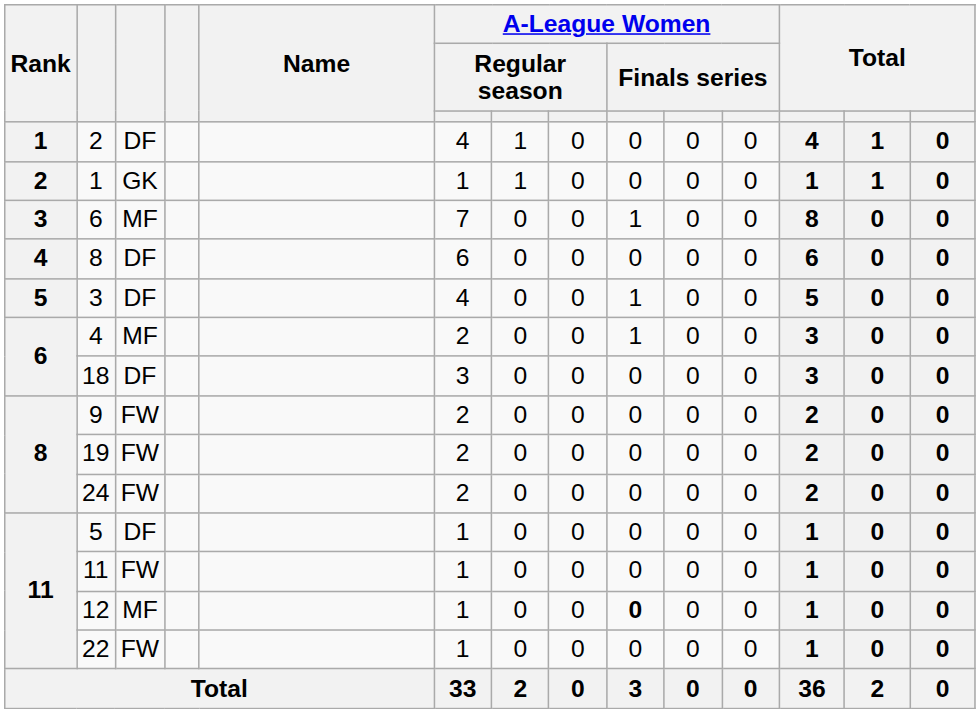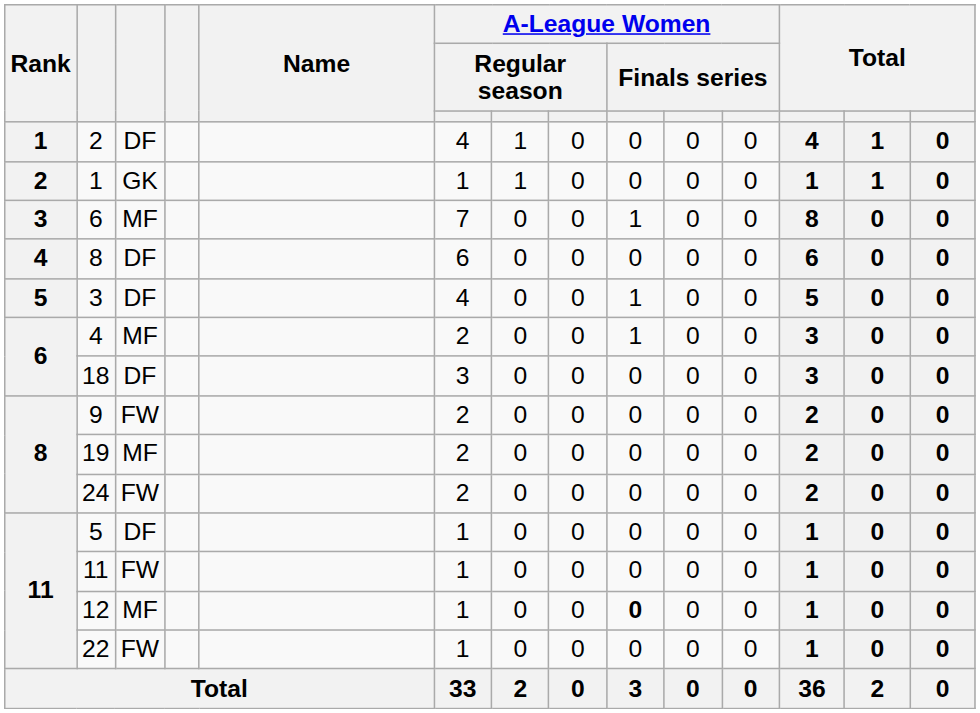(140, 453) FW -> (140, 453) MF
